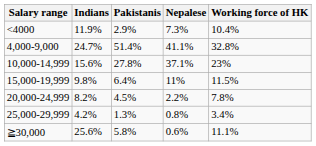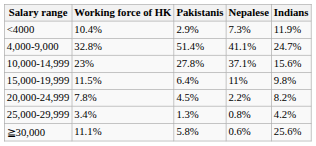columns swapped: (92, 13) <-> (260, 13)
